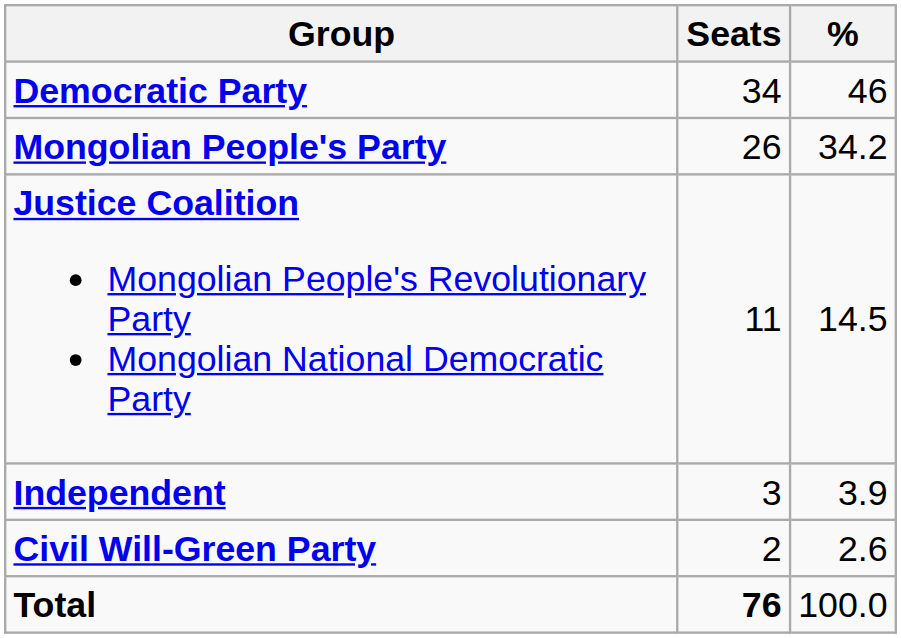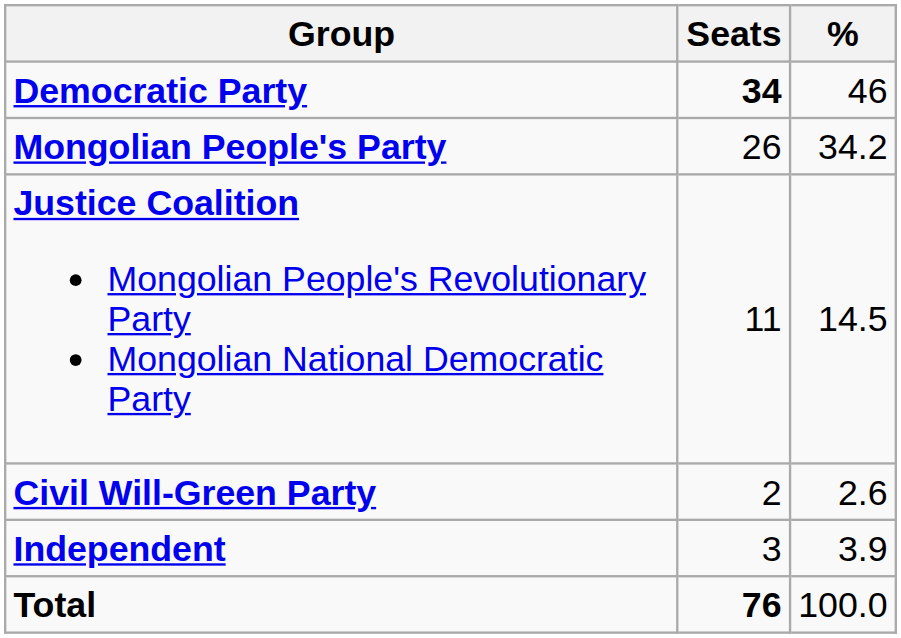(762, 90) normal -> (762, 90) bold
rows swapped: (195, 548) <-> (120, 491)
